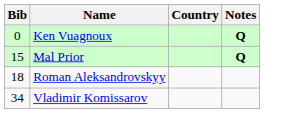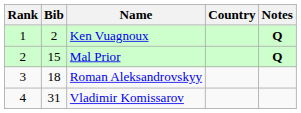+ column: (23, 14)
(17, 35) 0 -> (54, 35) 2
(17, 98) 34 -> (54, 98) 31
